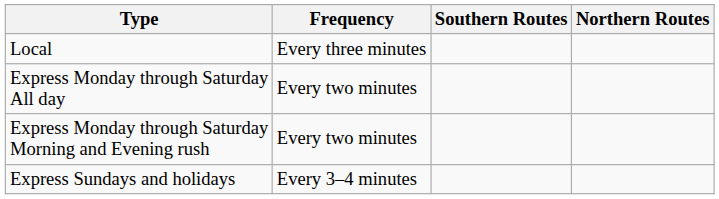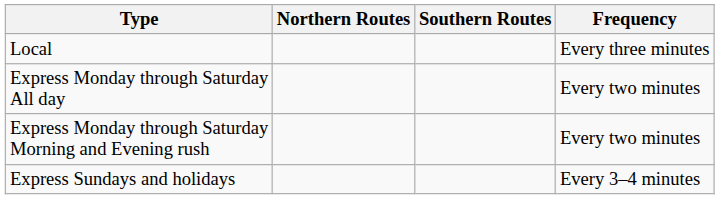columns swapped: (643, 19) <-> (352, 19)
